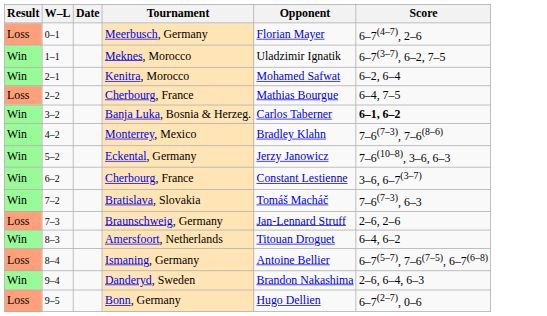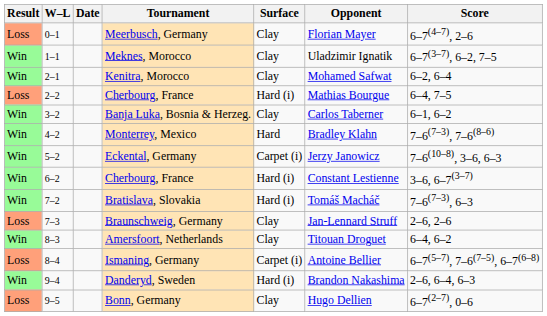+ column: (279, 13)
(380, 114) bold -> (431, 114) normal
